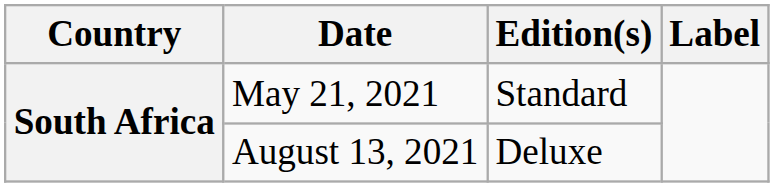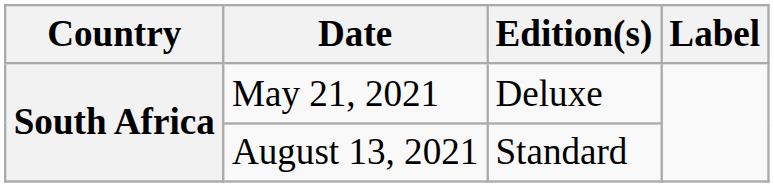(561, 92) Standard -> (549, 92) Deluxe
(549, 151) Deluxe -> (561, 151) Standard
